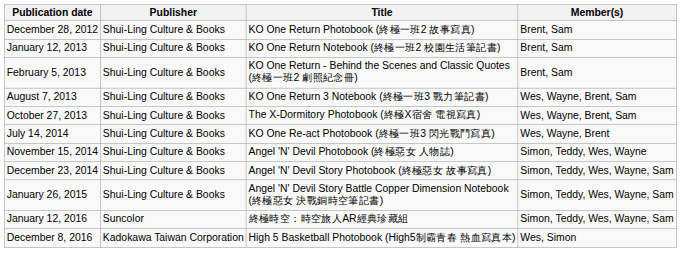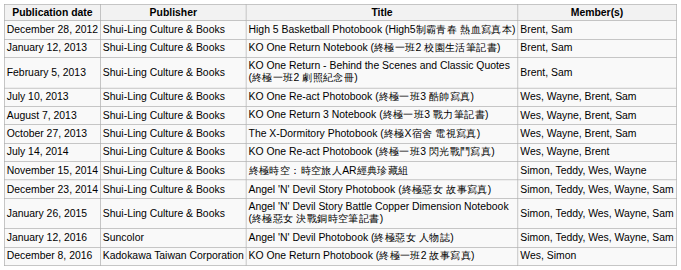(362, 29) KO One Return Photobook (終極一班2 故事寫真) -> (382, 29) High 5 Basketball Photobook (High5制霸青春 熱血寫真本)
+ row: (38, 97)
(351, 152) Angel 'N' Devil Photobook (終極惡女 人物誌) -> (329, 170) 終極時空：時空旅人AR經典珍藏組
(329, 219) 終極時空：時空旅人AR經典珍藏組 -> (351, 237) Angel 'N' Devil Photobook (終極惡女 人物誌)
(382, 237) High 5 Basketball Photobook (High5制霸青春 熱血寫真本) -> (362, 256) KO One Return Photobook (終極一班2 故事寫真)
